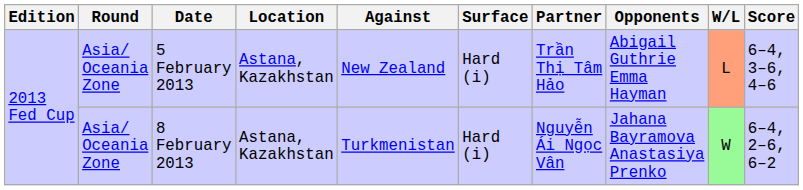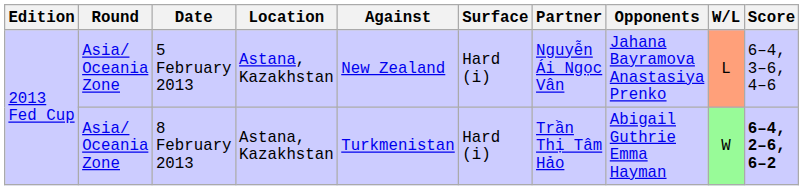(569, 68) Trần Thị Tâm Hảo -> (569, 68) Nguyễn Ái Ngọc Vân
(643, 68) Abigail Guthrie Emma Hayman -> (657, 68) Jahana Bayramova Anastasiya Prenko
(569, 146) Nguyễn Ái Ngọc Vân -> (569, 146) Trần Thị Tâm Hảo
(657, 146) Jahana Bayramova Anastasiya Prenko -> (643, 146) Abigail Guthrie Emma Hayman
(767, 146) normal -> (767, 146) bold
